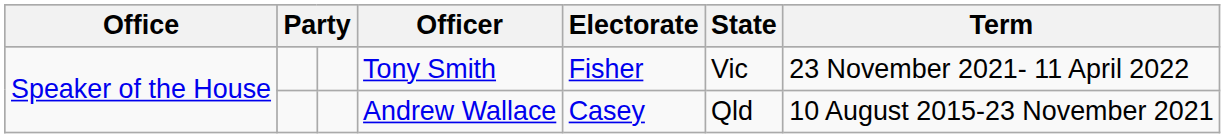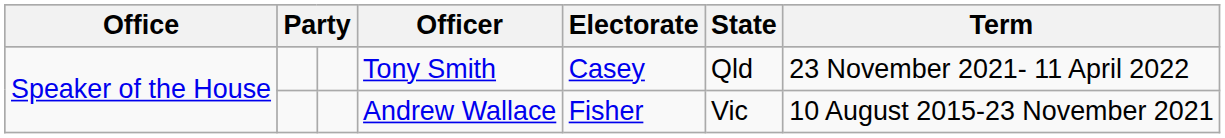(606, 68) Fisher -> (607, 68) Casey
(729, 68) Vic -> (732, 68) Qld
(607, 111) Casey -> (606, 111) Fisher
(732, 111) Qld -> (729, 111) Vic
